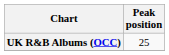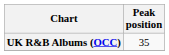(144, 42) 25 -> (144, 42) 35
